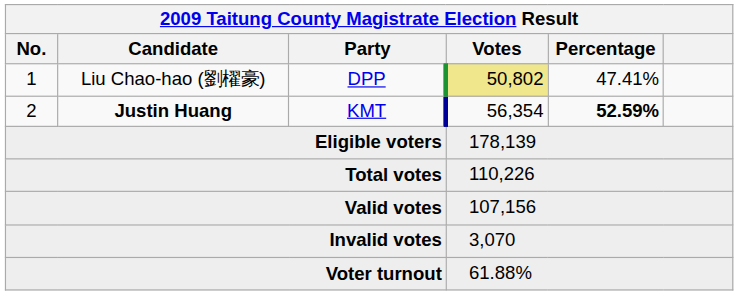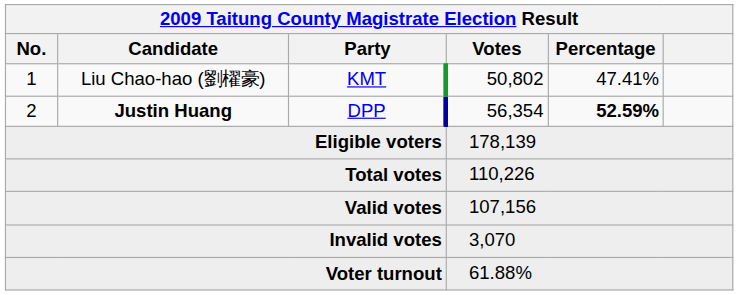(367, 79) DPP -> (367, 79) KMT
(515, 79) khaki background -> (515, 79) no background
(367, 111) KMT -> (367, 111) DPP
